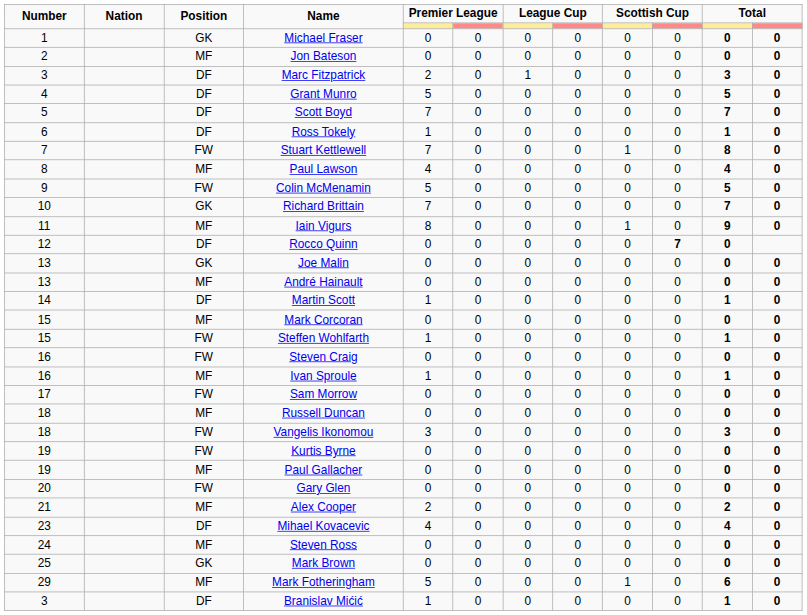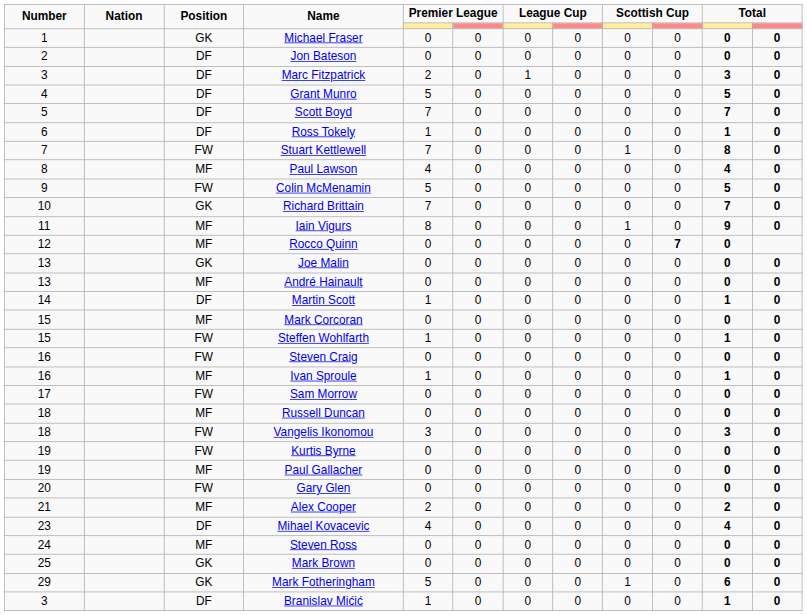(204, 56) MF -> (204, 56) DF
(204, 244) DF -> (204, 244) MF
(204, 582) MF -> (204, 582) GK
